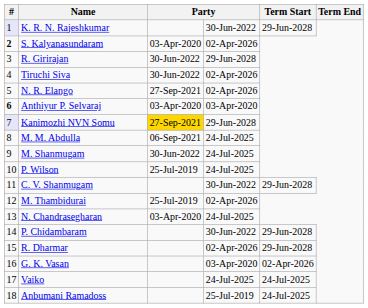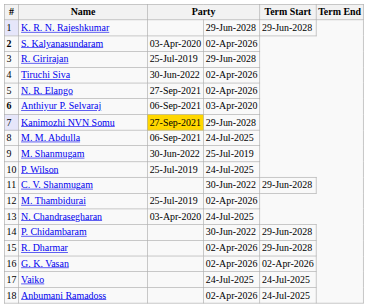(231, 28) 30-Jun-2022 -> (231, 28) 29-Jun-2028
(175, 59) 30-Jun-2022 -> (174, 59) 25-Jul-2019
(175, 106) 03-Apr-2020 -> (175, 106) 06-Sep-2021
(230, 153) 24-Jul-2025 -> (230, 153) 25-Jul-2019
(232, 264) 03-Apr-2020 -> (232, 264) 02-Apr-2026
(230, 295) 25-Jul-2019 -> (232, 295) 02-Apr-2026
